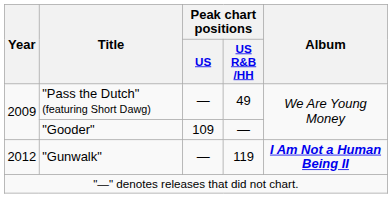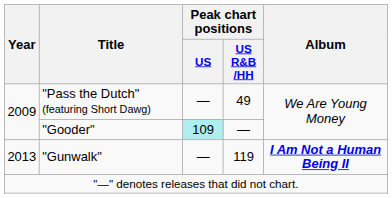(203, 129) no background -> (203, 129) paleturquoise background
(22, 157) 2012 -> (22, 157) 2013
